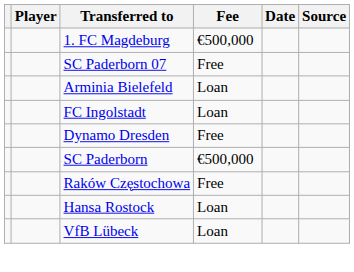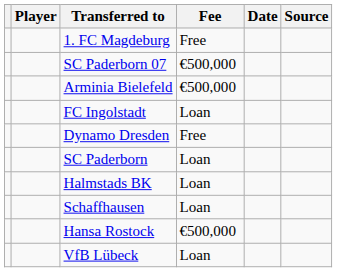(225, 40) €500,000 -> (193, 40) Free
(210, 64) Free -> (208, 64) €500,000
(213, 87) Loan -> (208, 87) €500,000
(225, 159) €500,000 -> (195, 159) Loan
- row: (127, 183)
+ row: (108, 183)
+ row: (104, 207)
(213, 207) Loan -> (208, 231) €500,000
